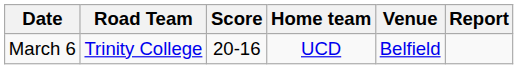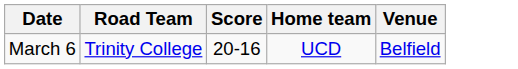- column: (479, 19)
